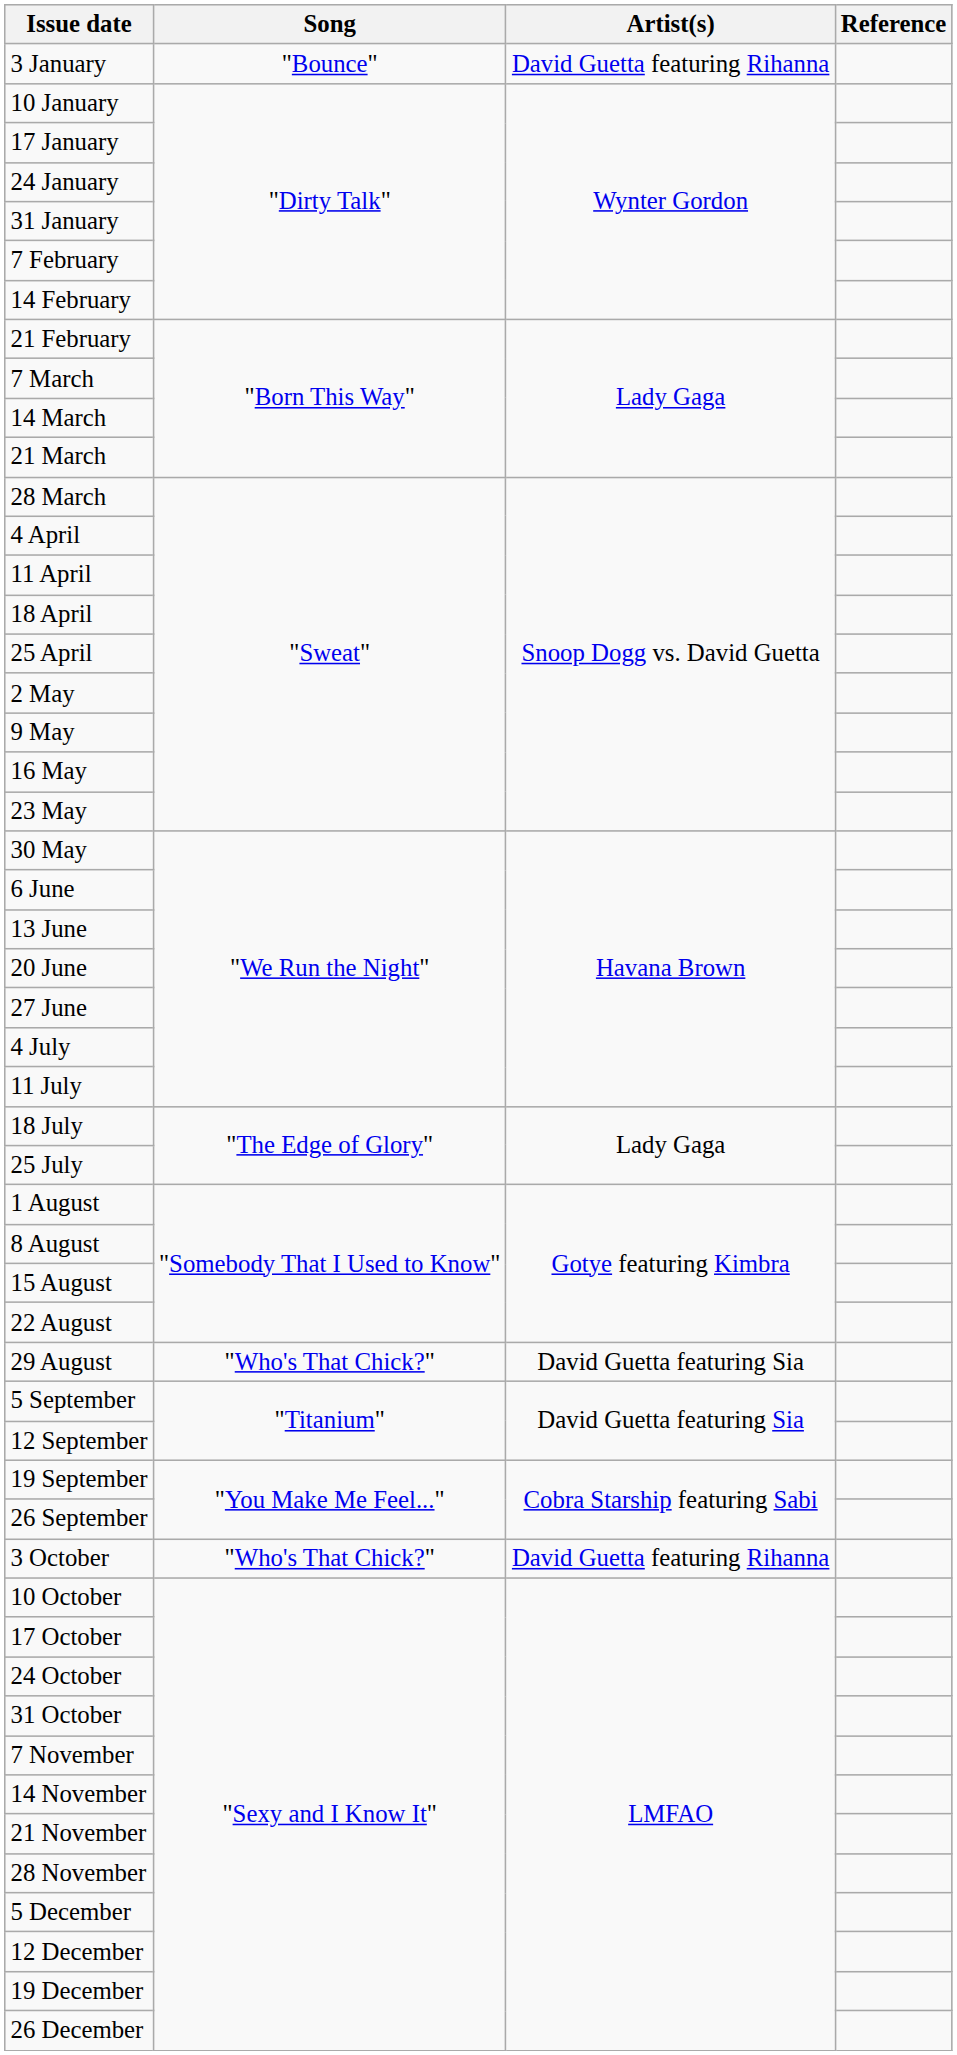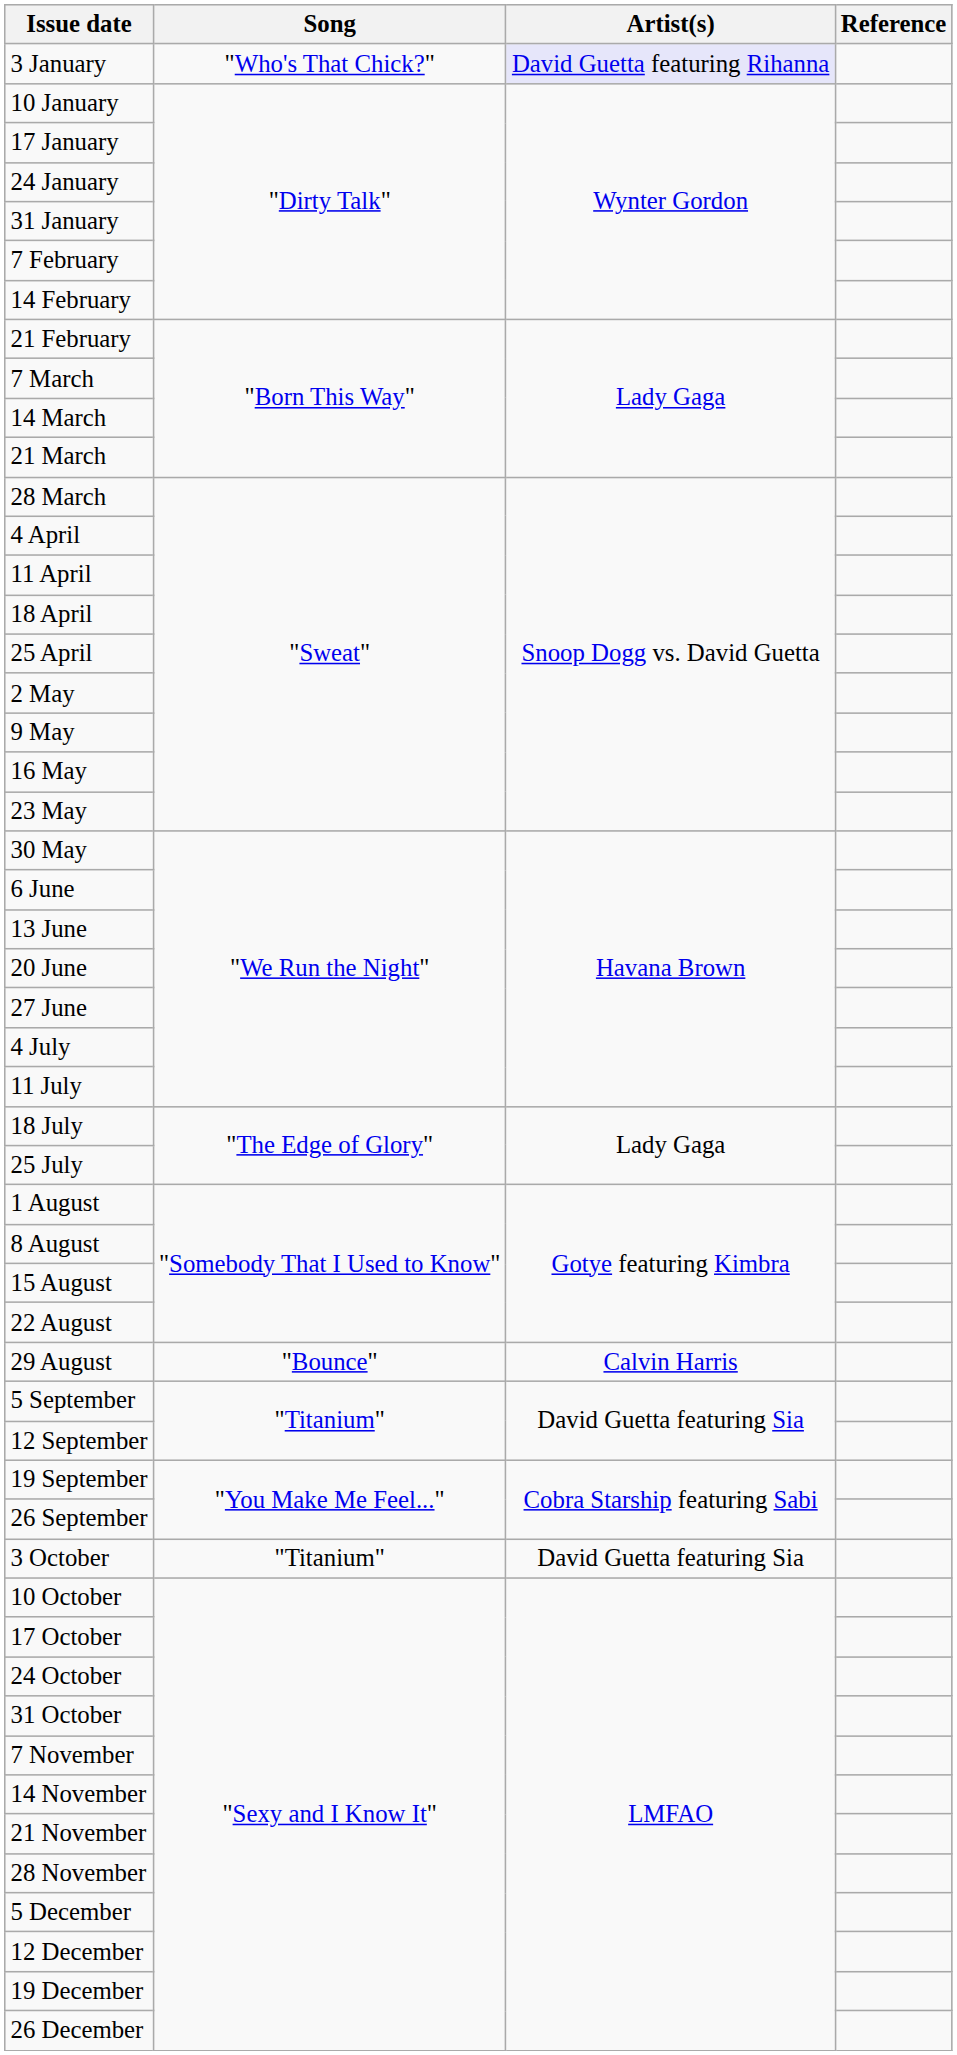(330, 63) "Bounce" -> (330, 63) "Who's That Chick?"
(671, 63) no background -> (671, 63) lavender background
(330, 1361) "Who's That Chick?" -> (330, 1361) "Bounce"
(671, 1361) David Guetta featuring Sia -> (671, 1361) Calvin Harris
(330, 1558) "Who's That Chick?" -> (330, 1558) "Titanium"
(671, 1558) David Guetta featuring Rihanna -> (671, 1558) David Guetta featuring Sia
